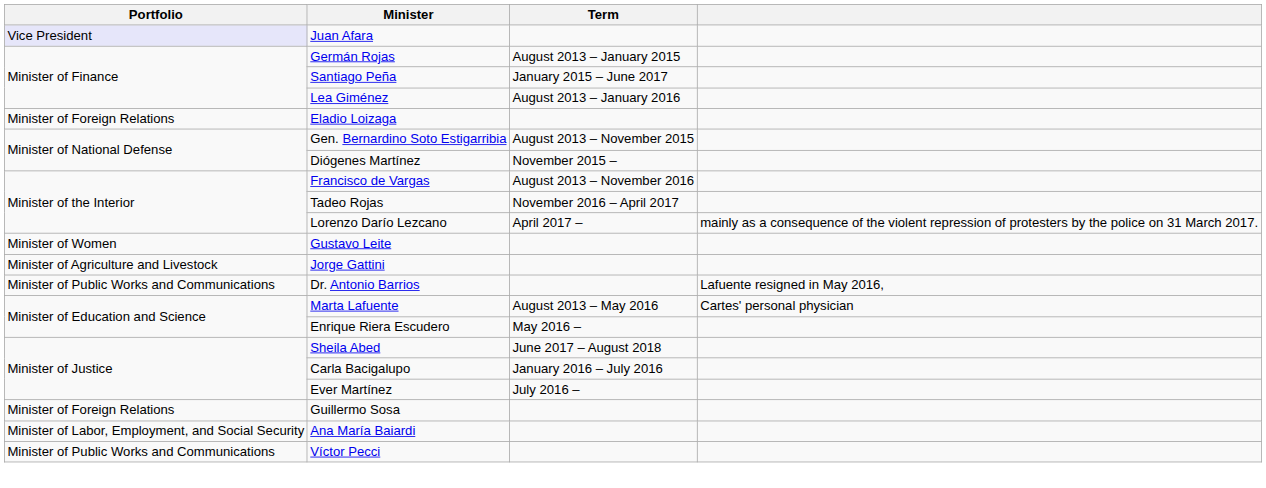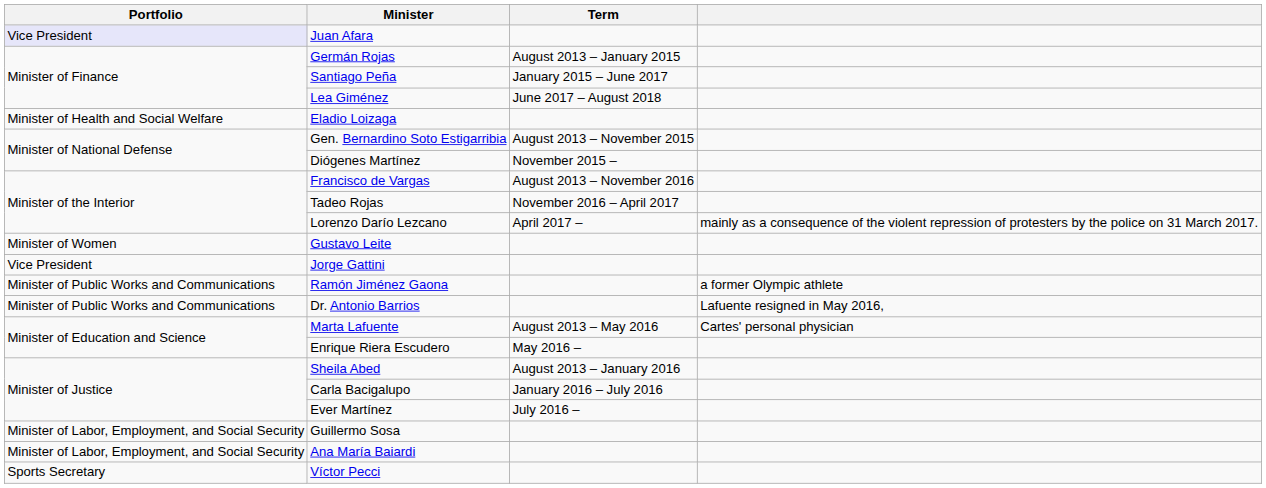(596, 98) August 2013 – January 2016 -> (587, 98) June 2017 – August 2018
(91, 118) Minister of Foreign Relations -> (115, 118) Minister of Health and Social Welfare
(112, 264) Minister of Agriculture and Livestock -> (50, 264) Vice President
+ row: (379, 285)
(587, 347) June 2017 – August 2018 -> (596, 368) August 2013 – January 2016
(91, 410) Minister of Foreign Relations -> (156, 431) Minister of Labor, Employment, and Social Security
(141, 451) Minister of Public Works and Communications -> (56, 472) Sports Secretary
